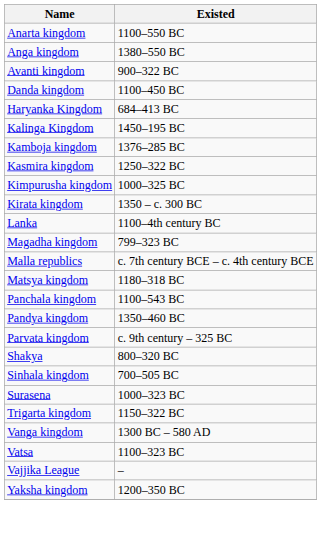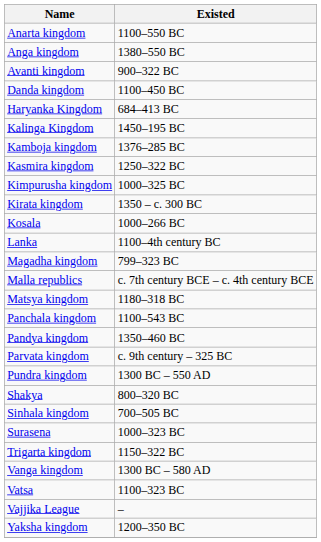+ row: (24, 223)
+ row: (47, 375)
